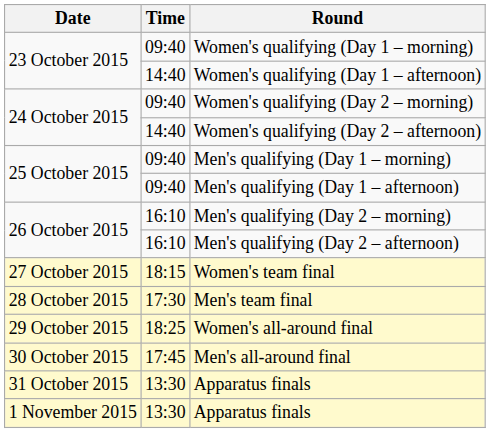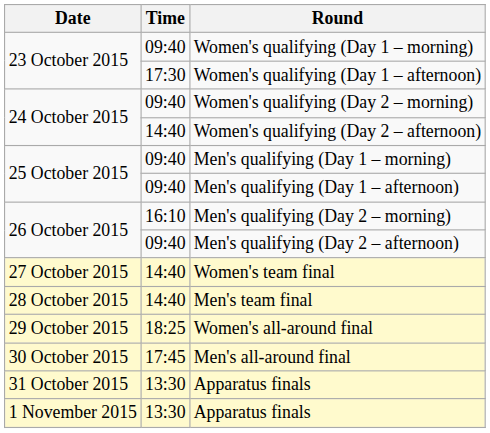(165, 74) 14:40 -> (165, 74) 17:30
(165, 243) 16:10 -> (165, 243) 09:40
(165, 272) 18:15 -> (165, 272) 14:40
(165, 300) 17:30 -> (165, 300) 14:40
